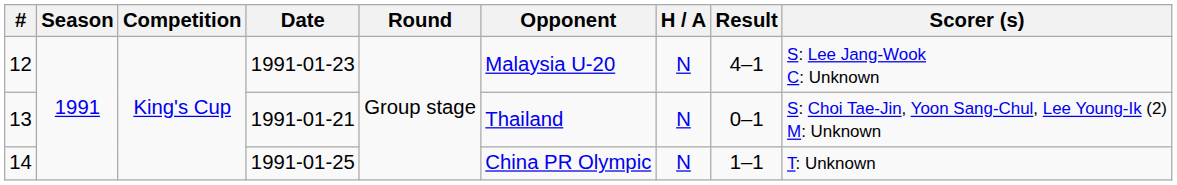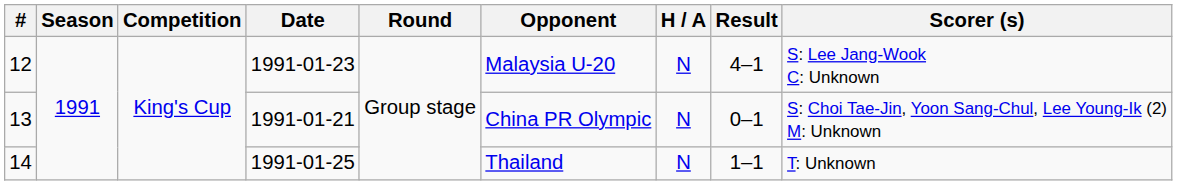(524, 119) Thailand -> (568, 119) China PR Olympic
(568, 163) China PR Olympic -> (524, 163) Thailand
